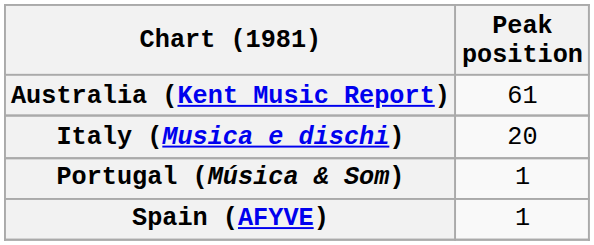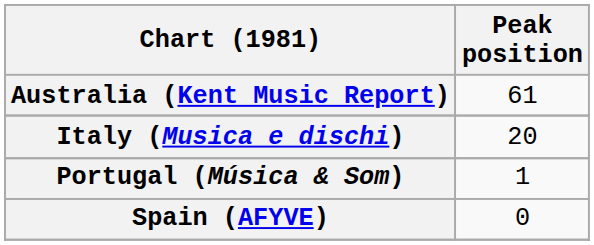(522, 219) 1 -> (522, 219) 0
